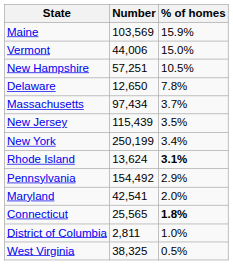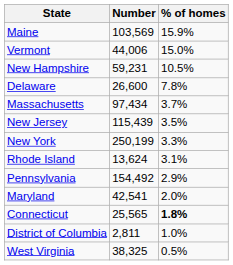(130, 68) 57,251 -> (130, 68) 59,231
(130, 86) 12,650 -> (130, 86) 26,600
(174, 141) 3.4% -> (174, 141) 3.3%
(174, 159) bold -> (174, 159) normal
